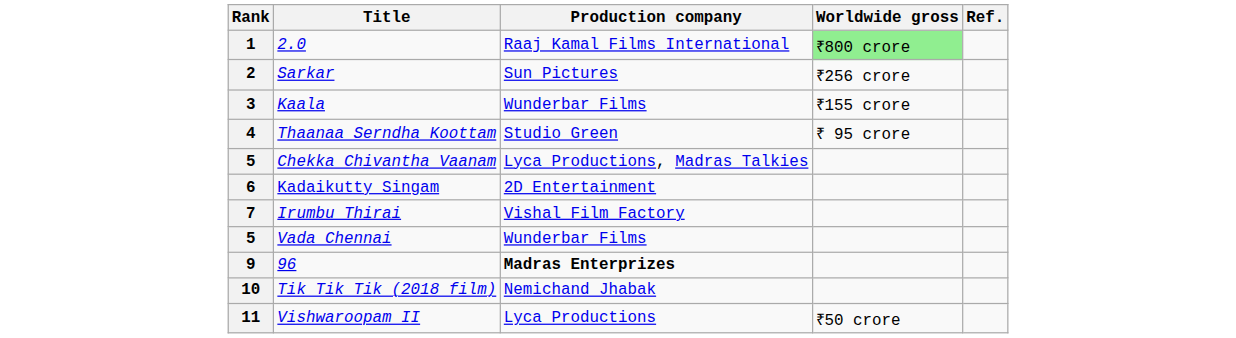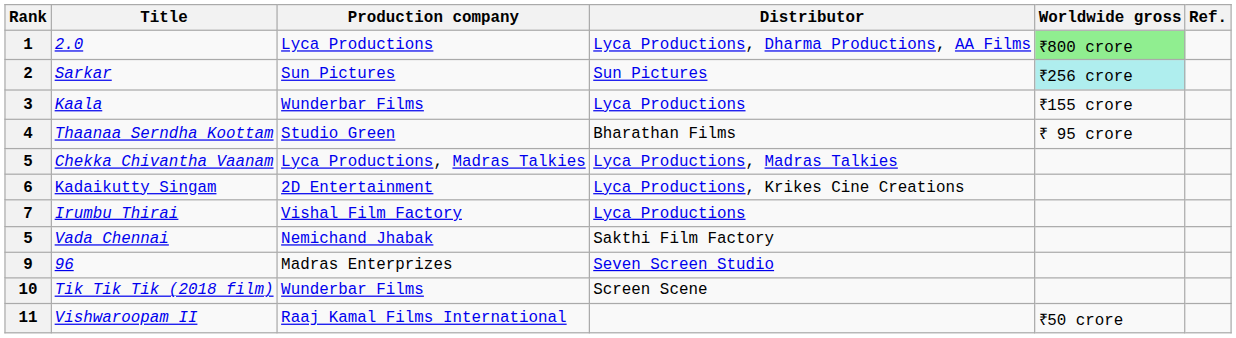+ column: (812, 18)
(647, 45) Raaj Kamal Films International -> (357, 45) Lyca Productions
(863, 77) no background -> (1086, 77) paleturquoise background
(575, 239) Wunderbar Films -> (357, 239) Nemichand Jhabak
(589, 265) bold -> (367, 265) normal
(580, 291) Nemichand Jhabak -> (352, 291) Wunderbar Films
(580, 318) Lyca Productions -> (424, 318) Raaj Kamal Films International
